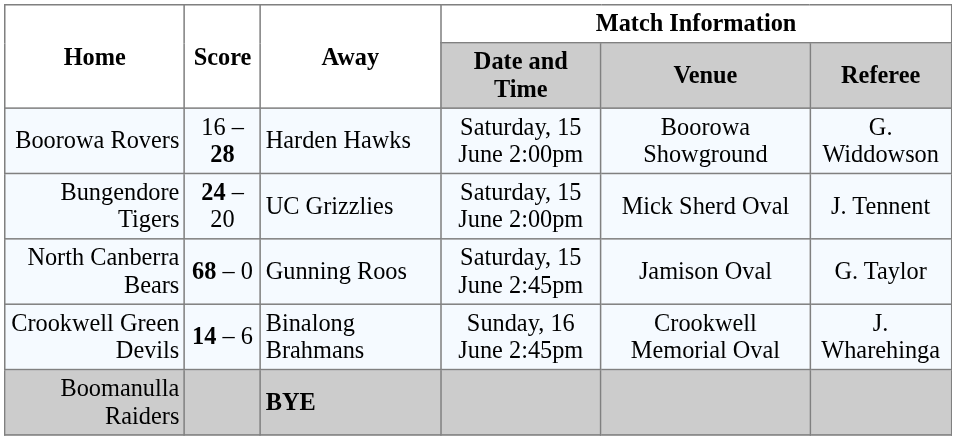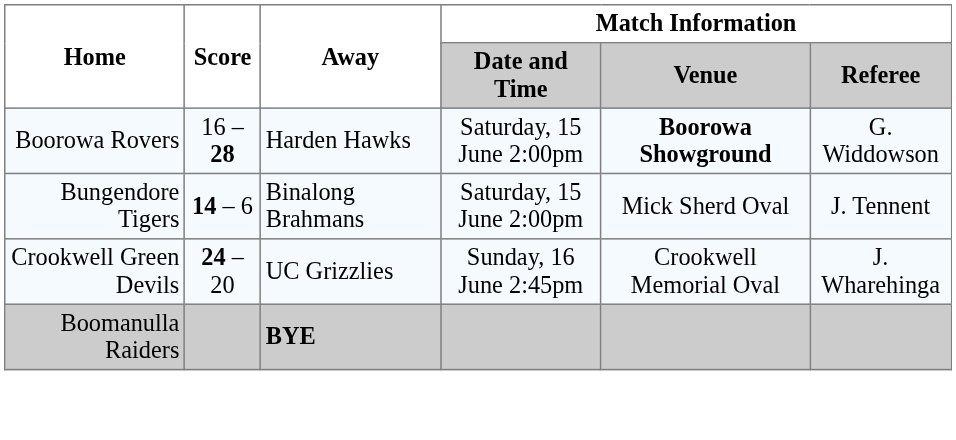(705, 140) normal -> (705, 140) bold
(223, 205) 24 – 20 -> (223, 205) 14 – 6
(330, 205) UC Grizzlies -> (315, 205) Binalong Brahmans
- row: (103, 271)
(223, 336) 14 – 6 -> (223, 271) 24 – 20
(315, 336) Binalong Brahmans -> (330, 271) UC Grizzlies
